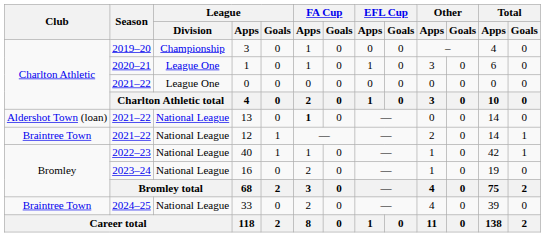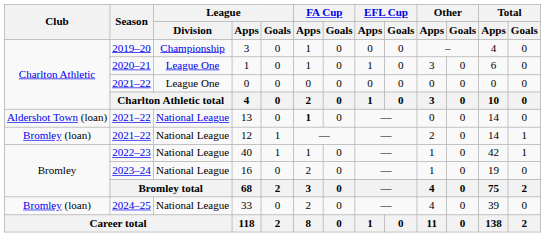(57, 135) Braintree Town -> (57, 135) Bromley (loan)
(57, 205) Braintree Town -> (57, 205) Bromley (loan)
